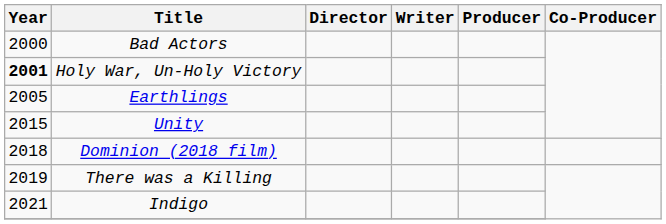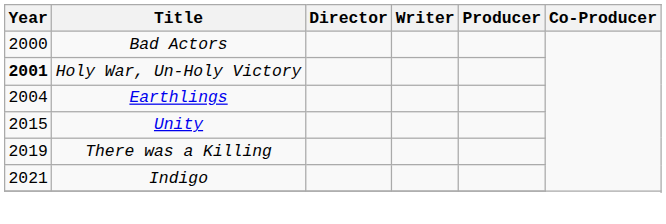(28, 98) 2005 -> (28, 98) 2004
- row: (179, 151)
